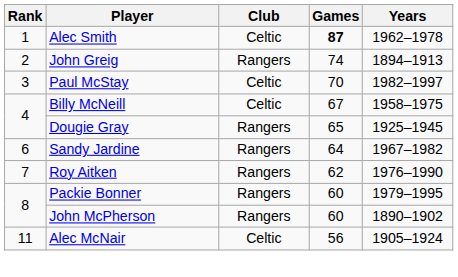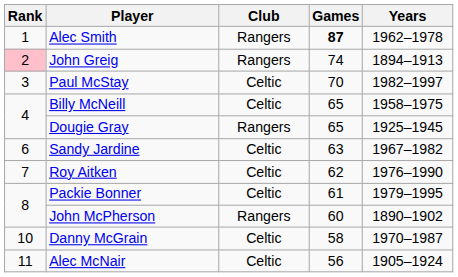(264, 38) Celtic -> (264, 38) Rangers
(25, 60) no background -> (25, 60) pink background
(336, 104) 67 -> (336, 104) 65
(264, 149) Rangers -> (264, 149) Celtic
(336, 149) 64 -> (336, 149) 63
(264, 171) Rangers -> (264, 171) Celtic
(264, 194) Rangers -> (264, 194) Celtic
(336, 194) 60 -> (336, 194) 61
+ row: (98, 238)
